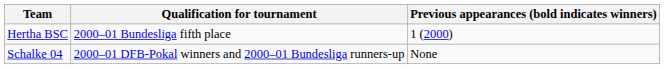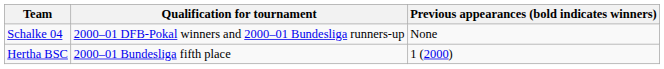rows swapped: (35, 53) <-> (38, 34)
